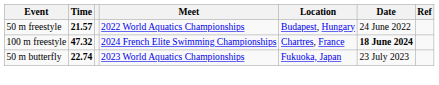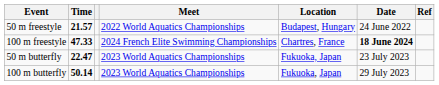(81, 42) 47.32 -> (81, 42) 47.33
(81, 57) 22.74 -> (81, 57) 22.47
+ row: (36, 73)
